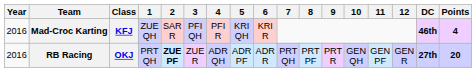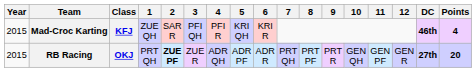(17, 30) 2016 -> (17, 30) 2015
(17, 55) 2016 -> (17, 55) 2015
